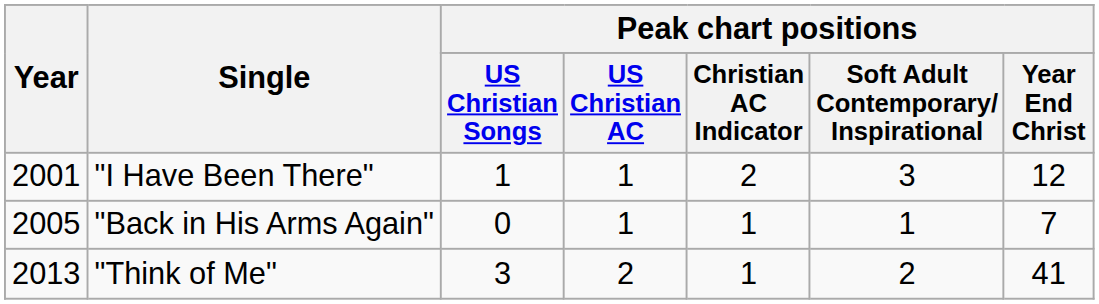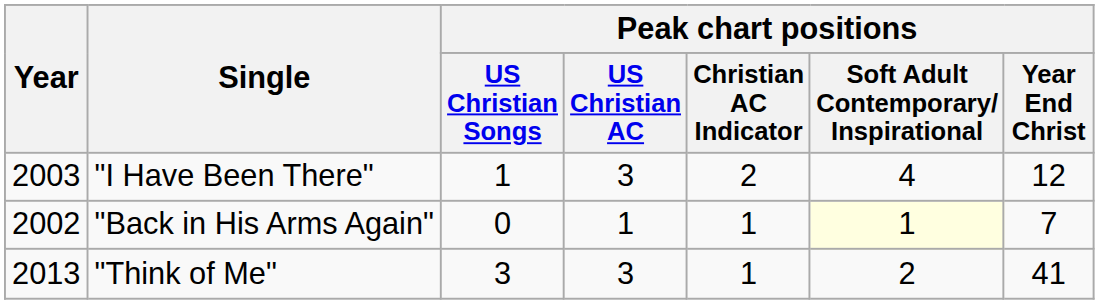(46, 176) 2001 -> (46, 176) 2003
(626, 176) 1 -> (626, 176) 3
(907, 176) 3 -> (907, 176) 4
(46, 224) 2005 -> (46, 224) 2002
(907, 224) no background -> (907, 224) lightyellow background
(626, 273) 2 -> (626, 273) 3
